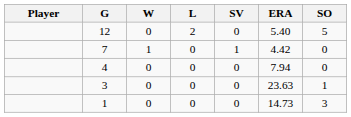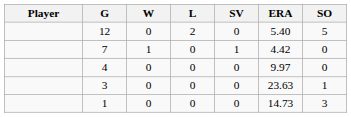(281, 67) 7.94 -> (281, 67) 9.97
